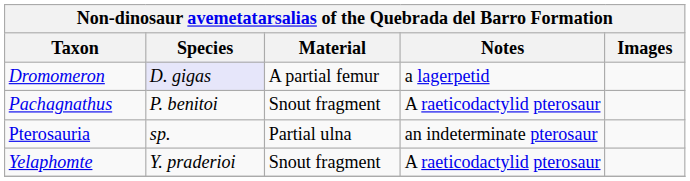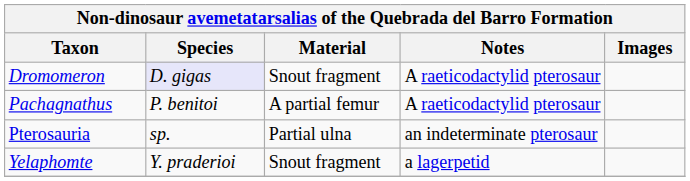(324, 76) A partial femur -> (325, 76) Snout fragment
(447, 76) a lagerpetid -> (503, 76) A raeticodactylid pterosaur
(325, 104) Snout fragment -> (324, 104) A partial femur
(503, 162) A raeticodactylid pterosaur -> (447, 162) a lagerpetid
